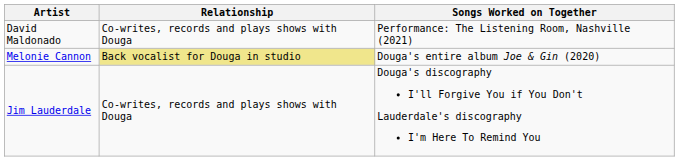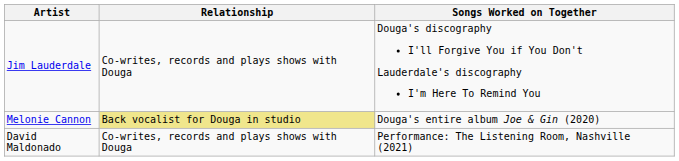rows swapped: (49, 110) <-> (34, 35)
